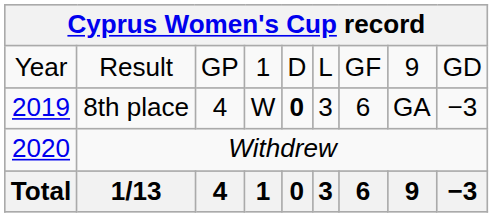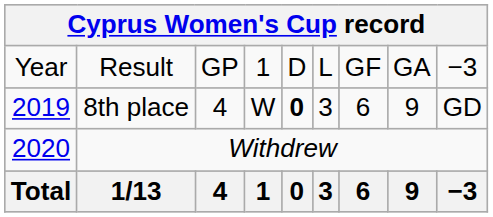(412, 66) 9 -> (412, 66) GA
(462, 66) GD -> (462, 66) −3
(412, 107) GA -> (412, 107) 9
(462, 107) −3 -> (462, 107) GD
